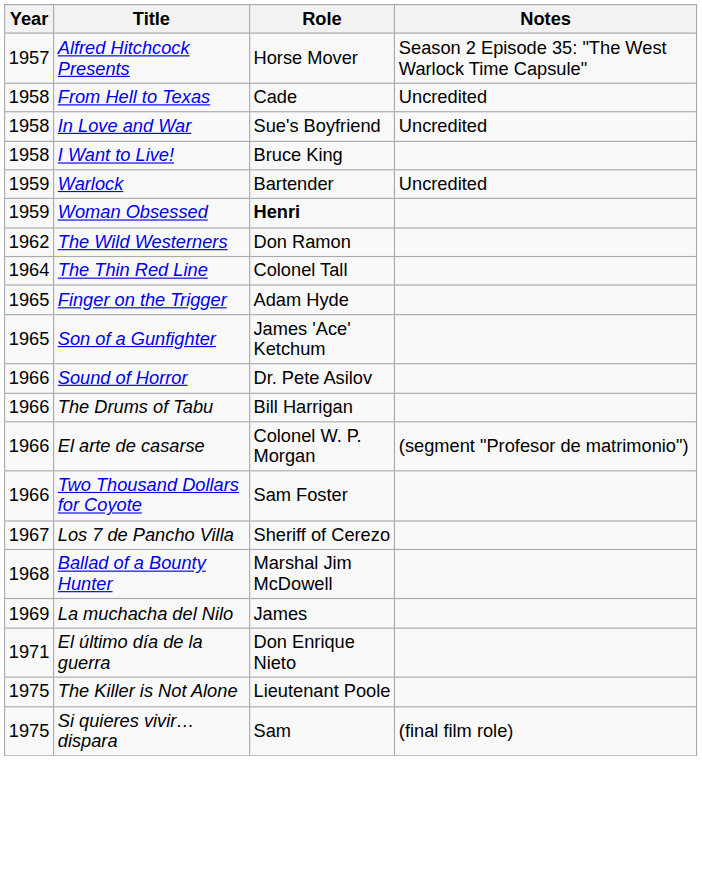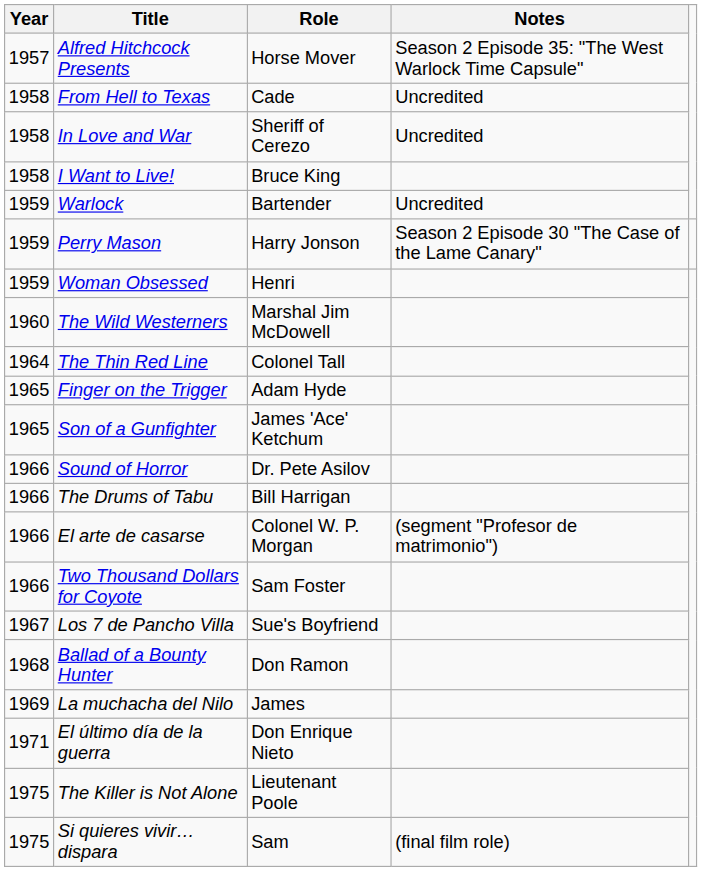(317, 126) Sue's Boyfriend -> (287, 136) Sheriff of Cerezo
+ row: (109, 243)
(277, 213) bold -> (273, 283) normal
(29, 241) 1962 -> (29, 322) 1960
(302, 241) Don Ramon -> (300, 322) Marshal Jim McDowell
(322, 534) Sheriff of Cerezo -> (315, 625) Sue's Boyfriend
(303, 574) Marshal Jim McDowell -> (300, 664) Don Ramon
